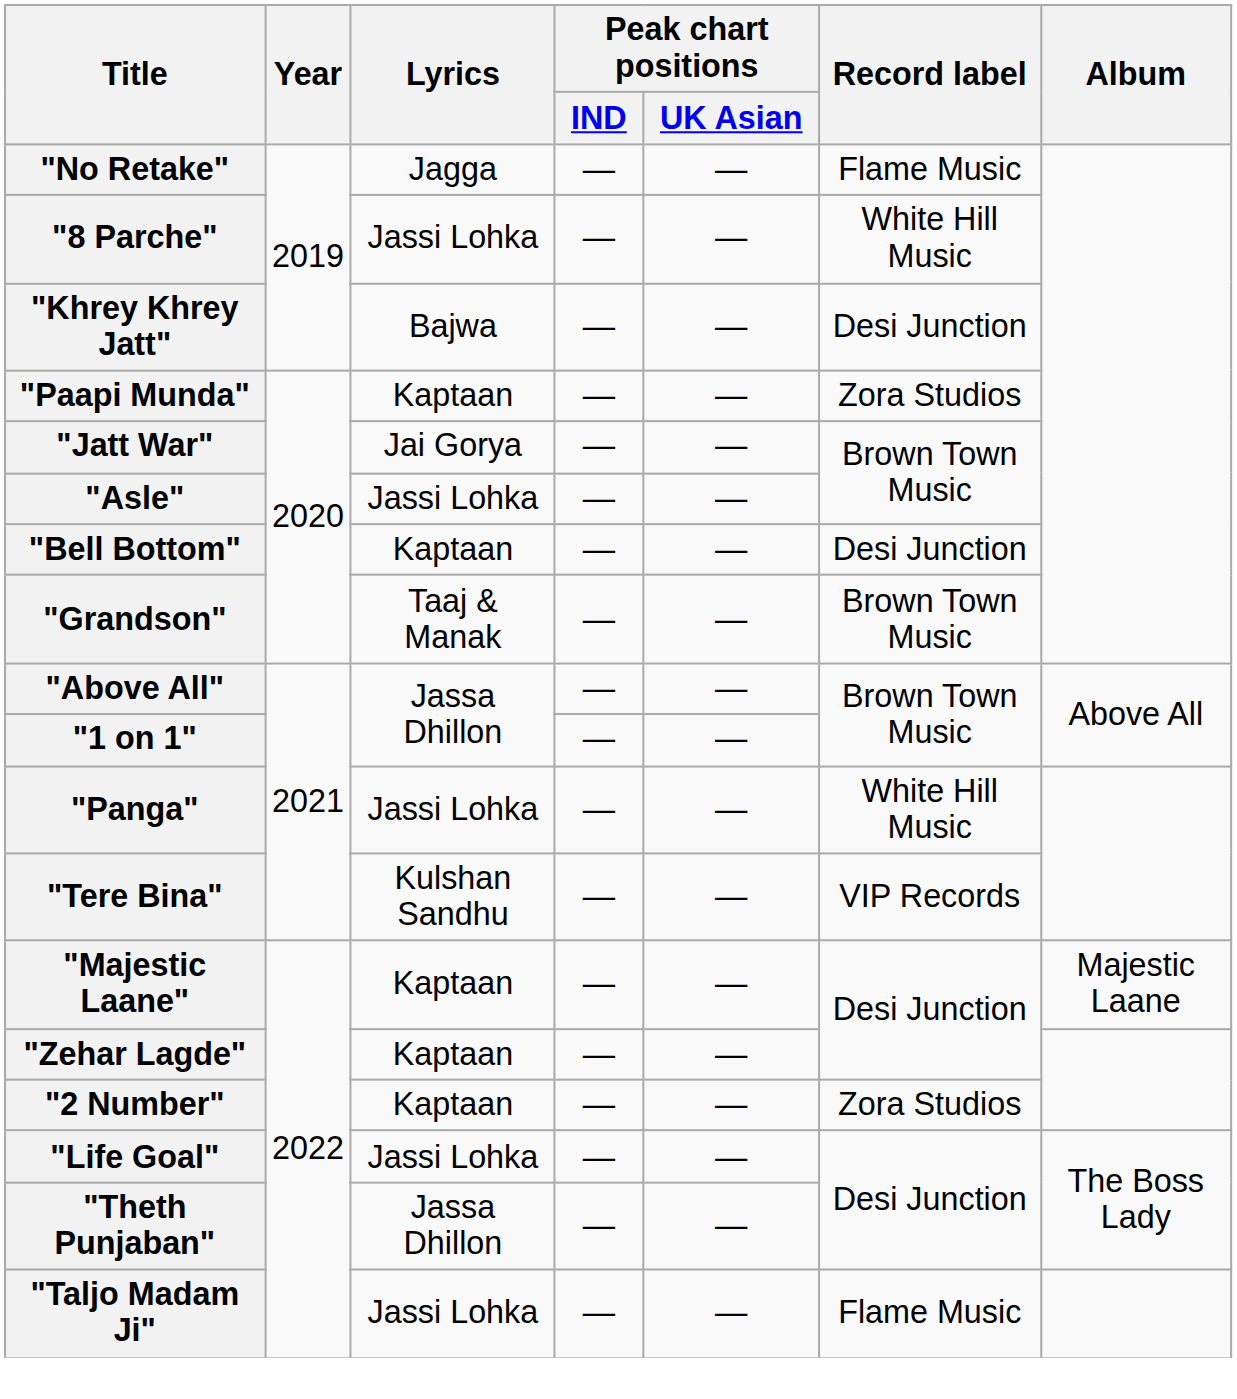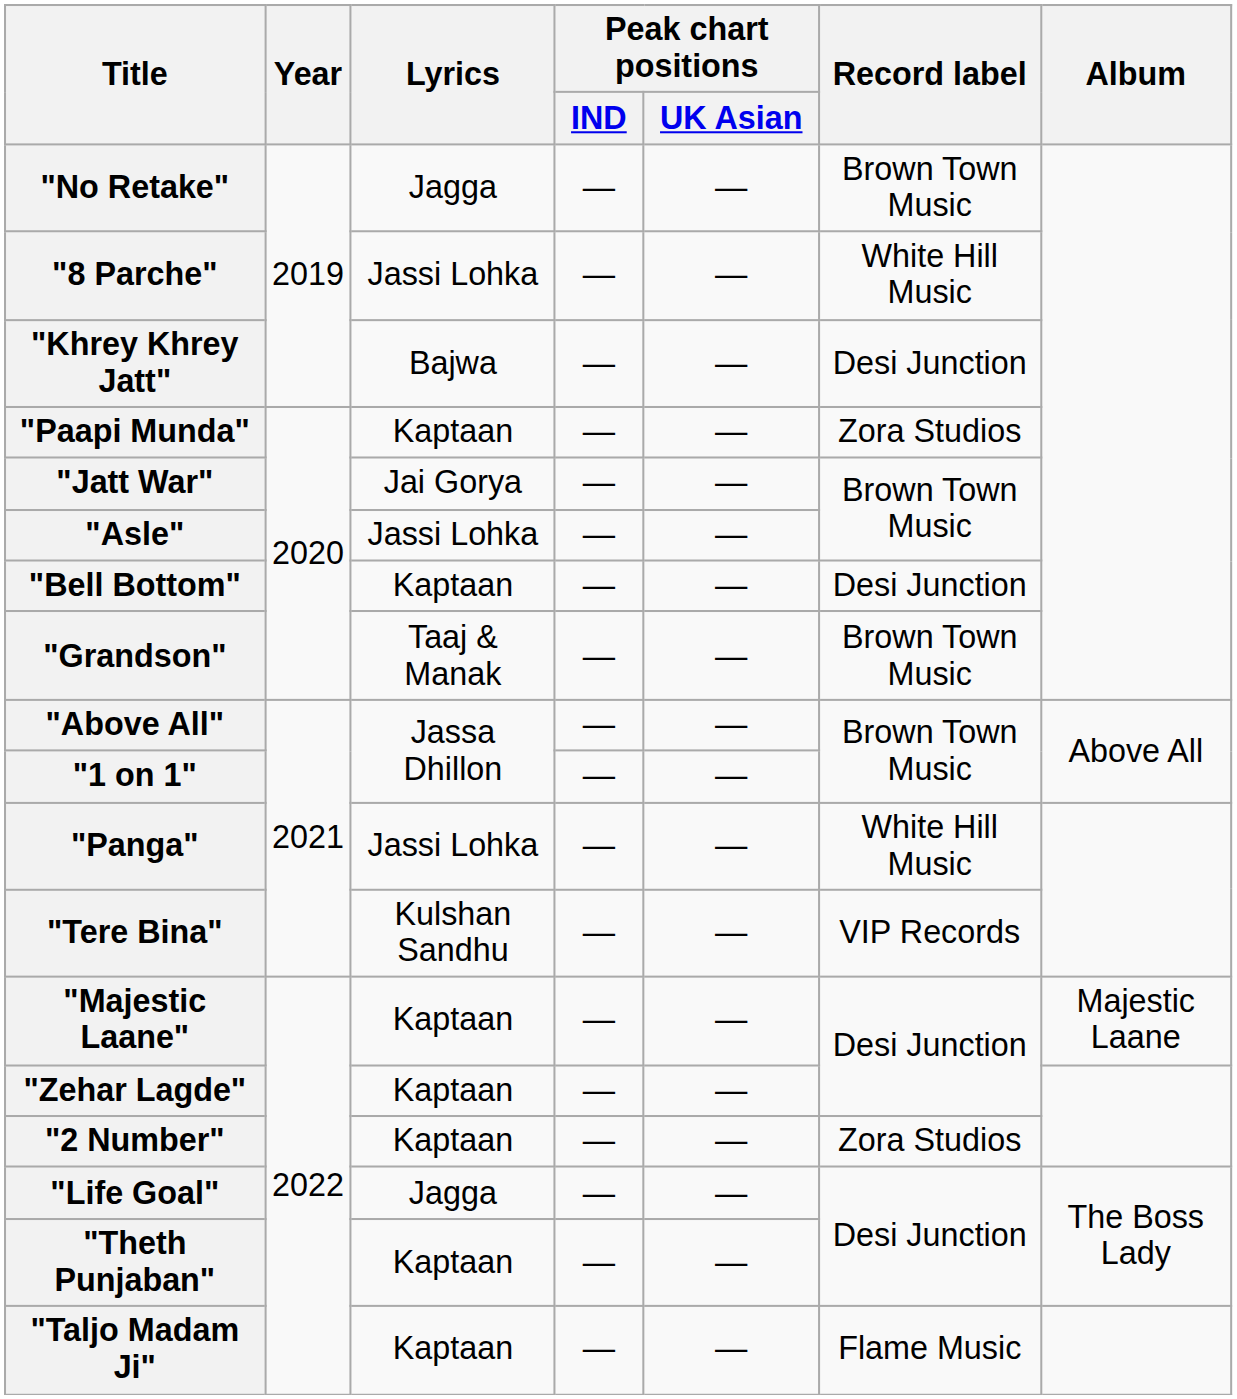(930, 169) Flame Music -> (930, 187) Brown Town Music
(453, 1156) Jassi Lohka -> (453, 1192) Jagga
(453, 1225) Jassa Dhillon -> (453, 1261) Kaptaan
(453, 1313) Jassi Lohka -> (453, 1349) Kaptaan
